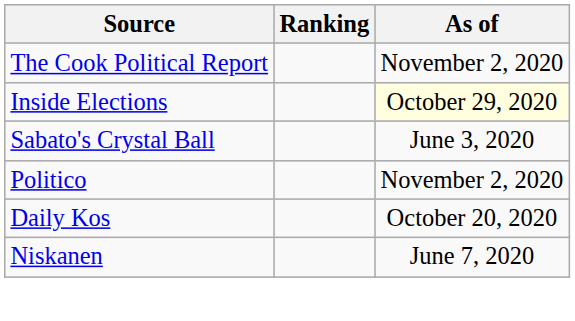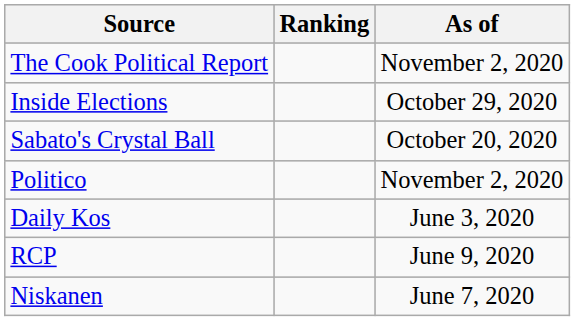(472, 101) lightyellow background -> (472, 101) no background
(472, 140) June 3, 2020 -> (472, 140) October 20, 2020
(472, 218) October 20, 2020 -> (472, 218) June 3, 2020
+ row: (34, 256)
